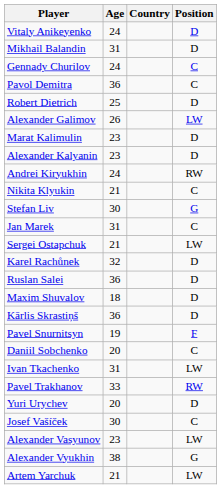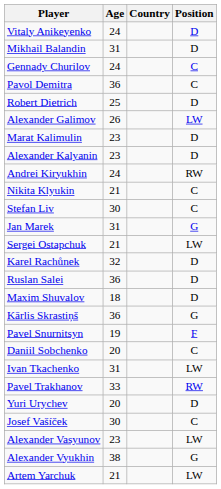(194, 208) G -> (194, 208) C
(194, 226) C -> (194, 226) G
(194, 315) D -> (194, 315) G
